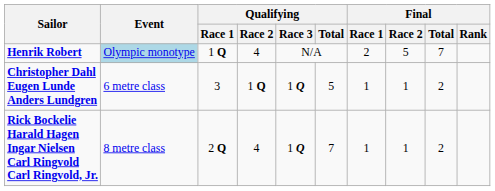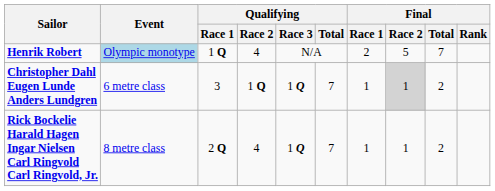(331, 86) 5 -> (331, 86) 7
(406, 86) no background -> (406, 86) lightgrey background
